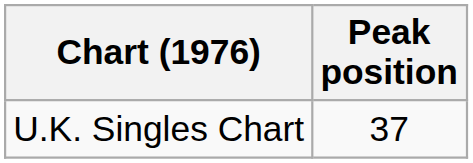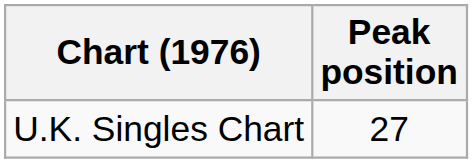(389, 128) 37 -> (389, 128) 27
